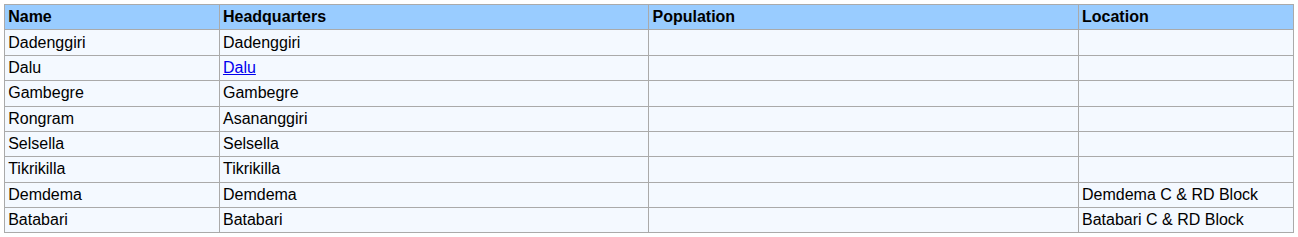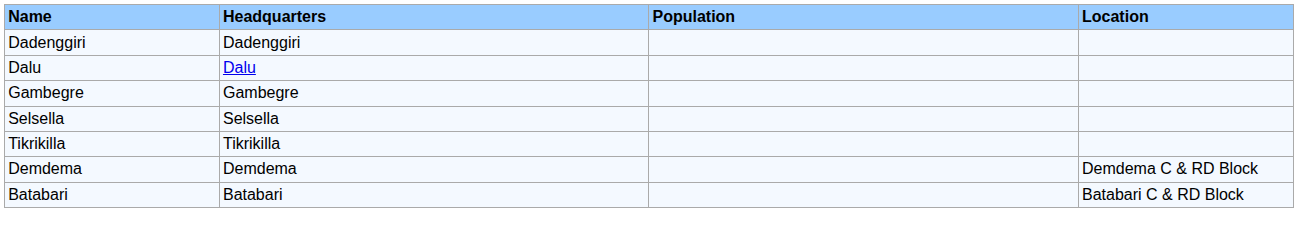- row: (41, 118)
